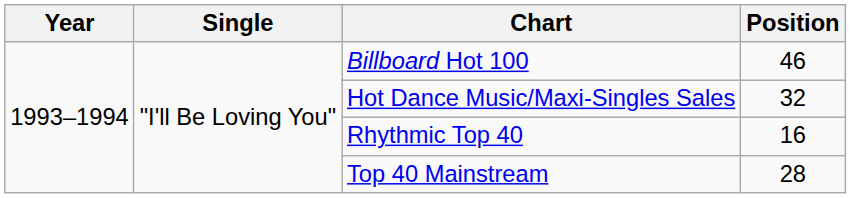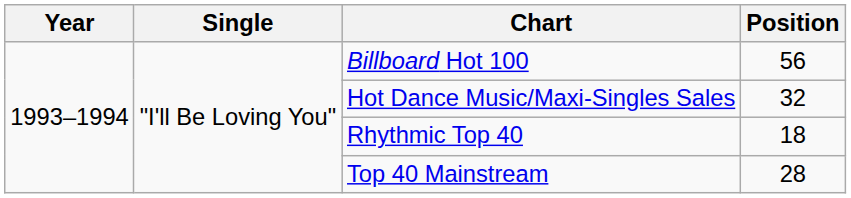(793, 60) 46 -> (793, 60) 56
(793, 135) 16 -> (793, 135) 18
